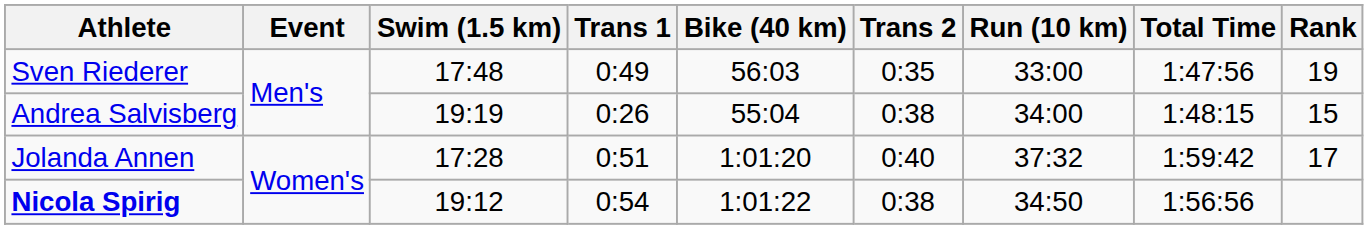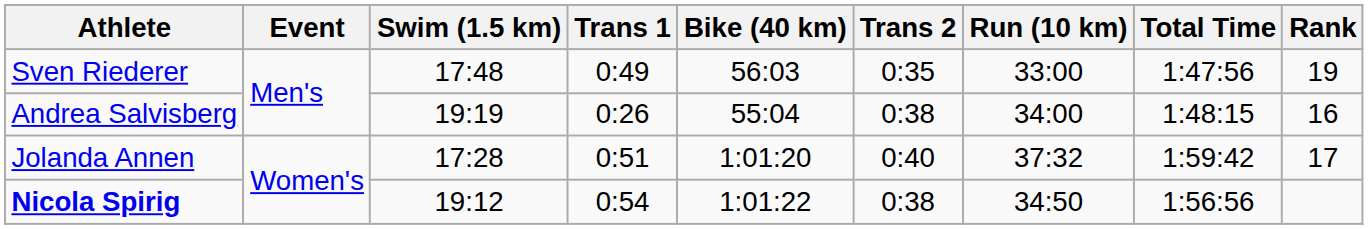(1323, 115) 15 -> (1323, 115) 16
